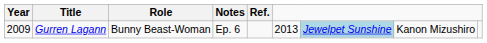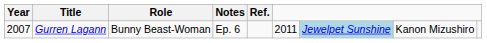(19, 29) 2009 -> (19, 29) 2007
(286, 29) 2013 -> (286, 29) 2011
